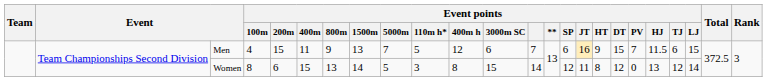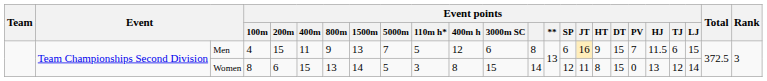(533, 50) 7 -> (533, 50) 8
(619, 68) 12 -> (619, 68) 15
